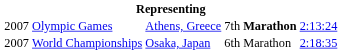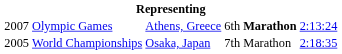(232, 26) 7th -> (232, 26) 6th
(17, 43) 2007 -> (17, 43) 2005
(232, 43) 6th -> (232, 43) 7th
